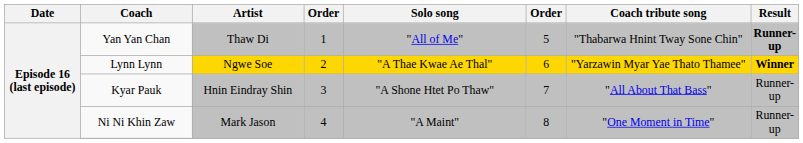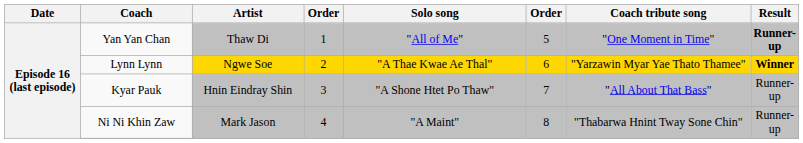(658, 39) "Thabarwa Hnint Tway Sone Chin" -> (658, 39) "One Moment in Time"
(658, 122) "One Moment in Time" -> (658, 122) "Thabarwa Hnint Tway Sone Chin"
